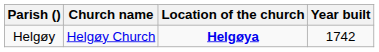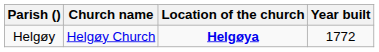(341, 36) 1742 -> (341, 36) 1772
